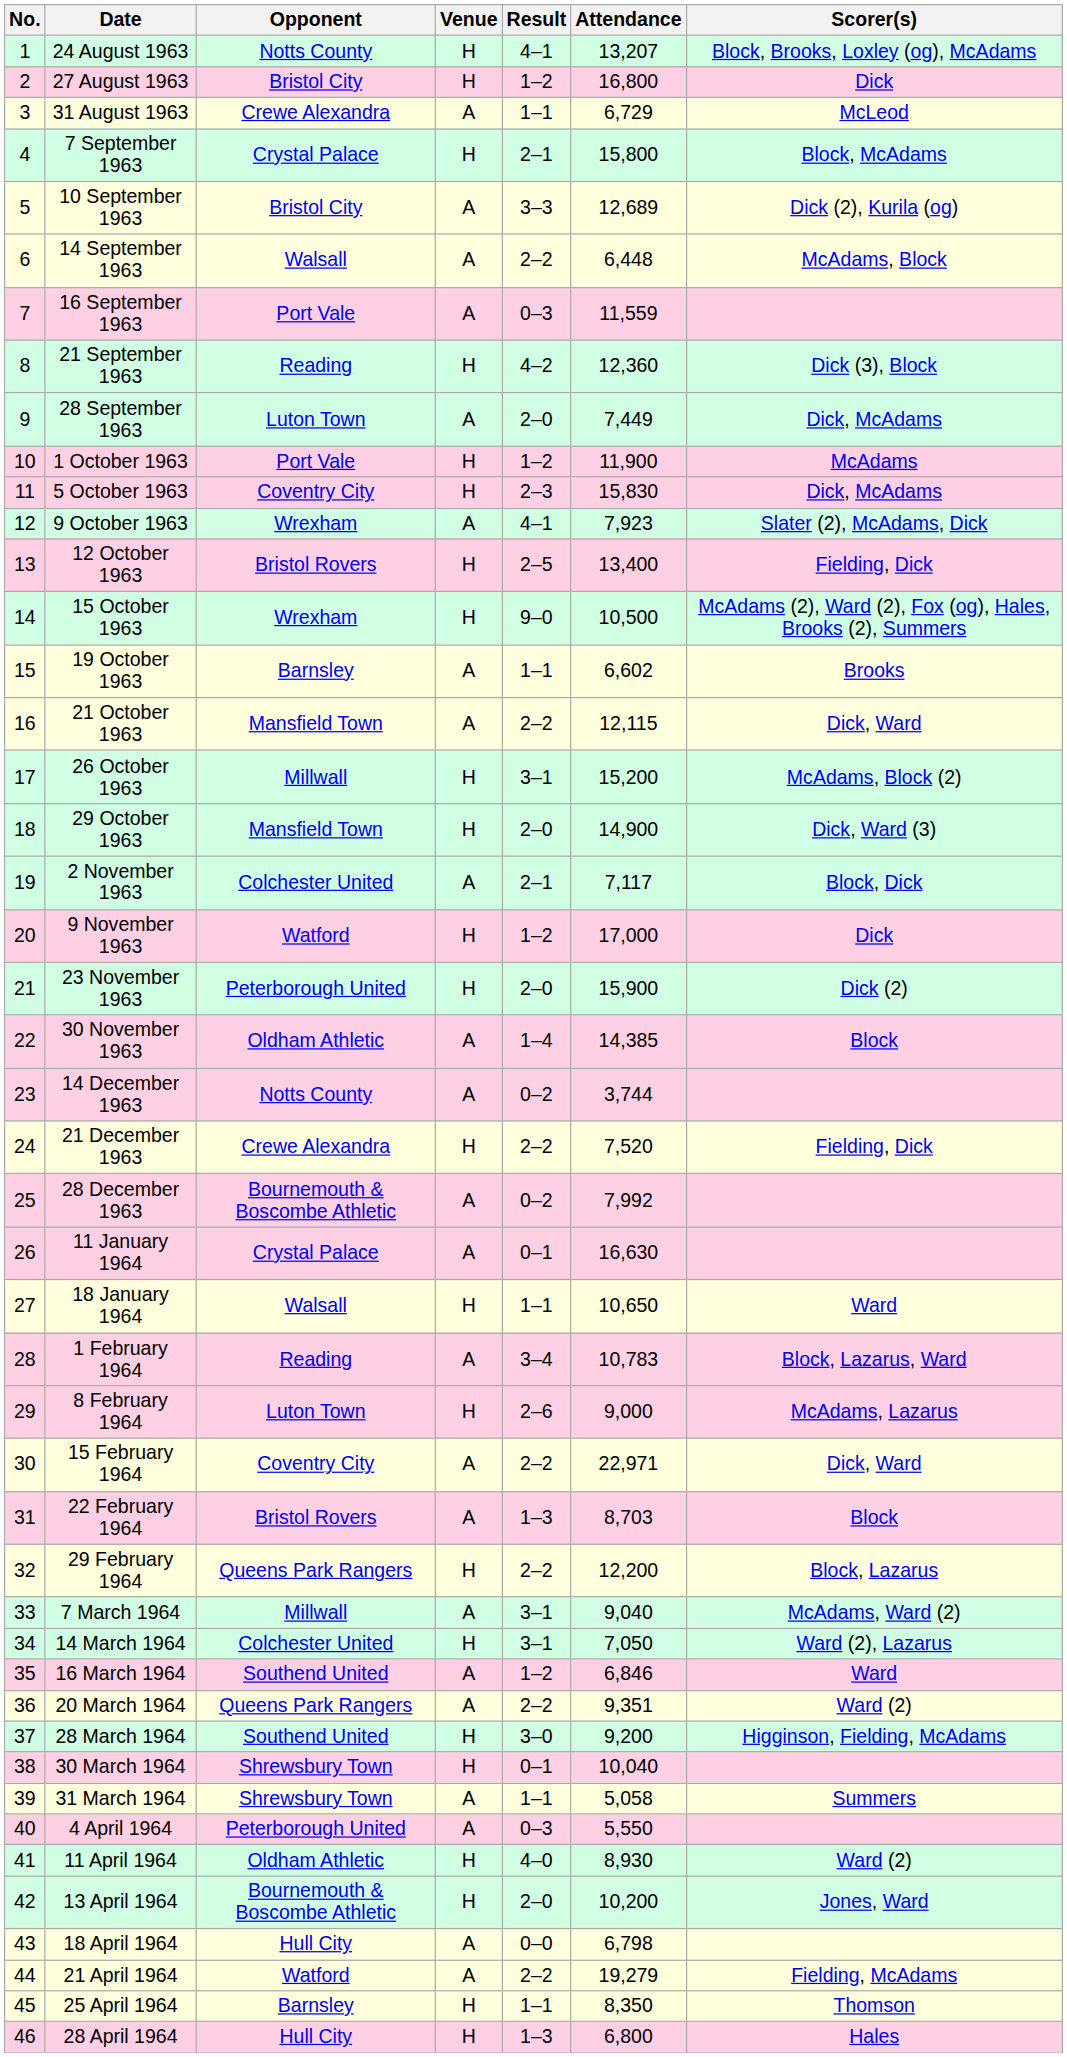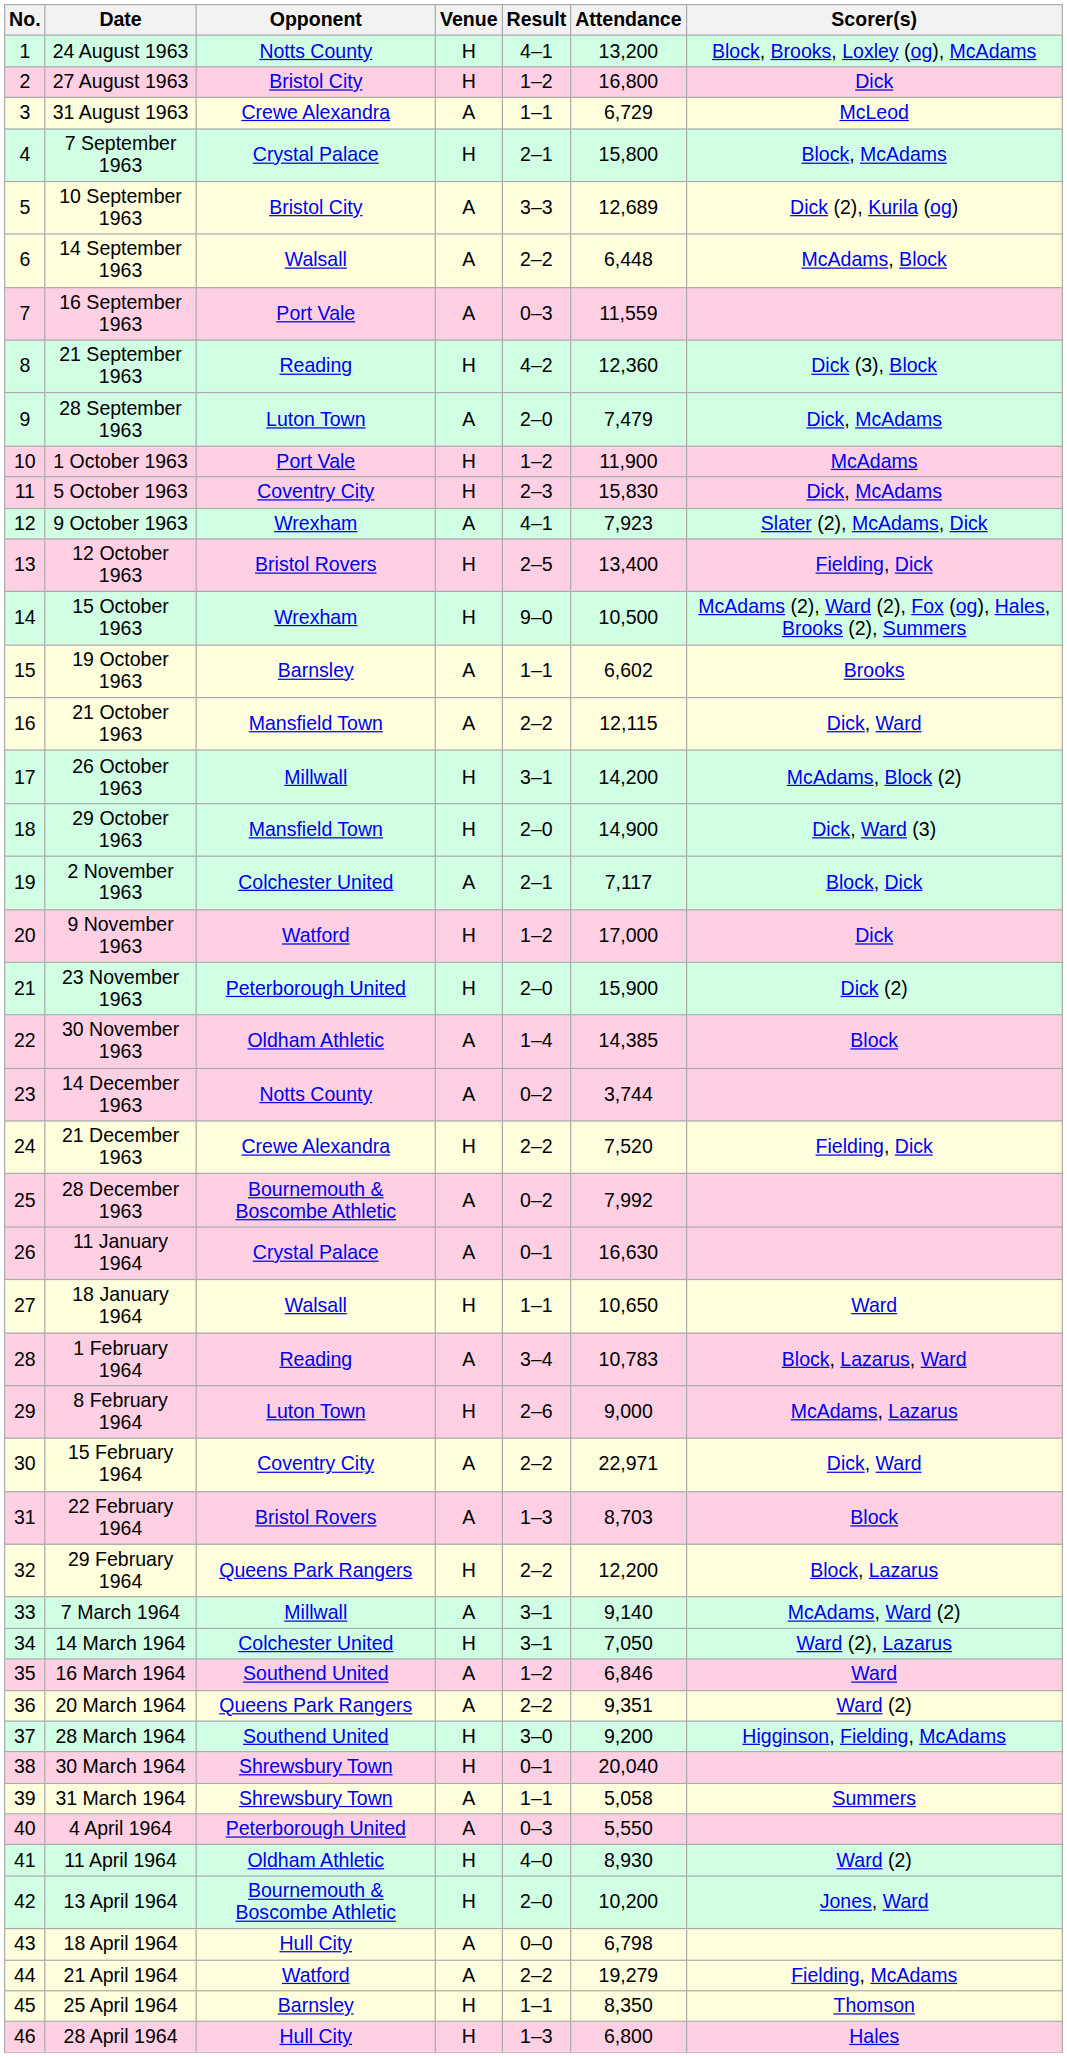(628, 50) 13,207 -> (628, 50) 13,200
(628, 419) 7,449 -> (628, 419) 7,479
(628, 776) 15,200 -> (628, 776) 14,200
(628, 1612) 9,040 -> (628, 1612) 9,140
(628, 1767) 10,040 -> (628, 1767) 20,040
